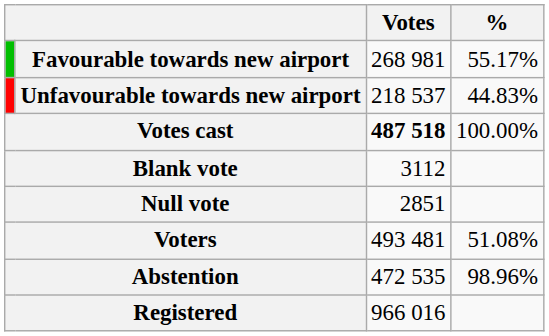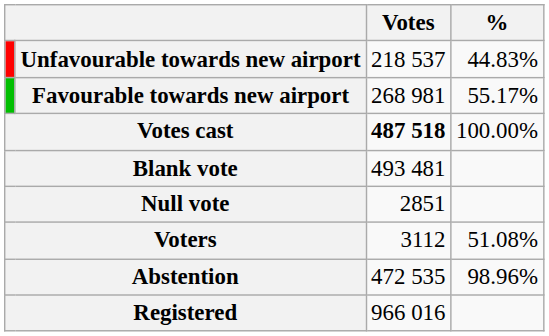rows swapped: (191, 58) <-> (191, 95)
(423, 167) 3112 -> (408, 167) 493 481
(408, 240) 493 481 -> (423, 240) 3112
